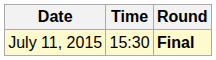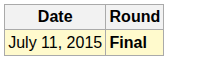- column: (130, 17)
